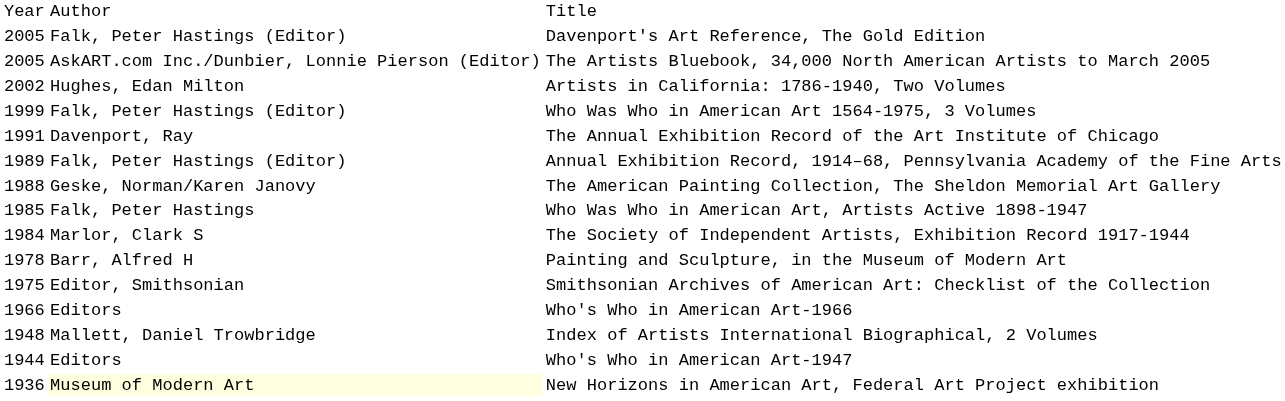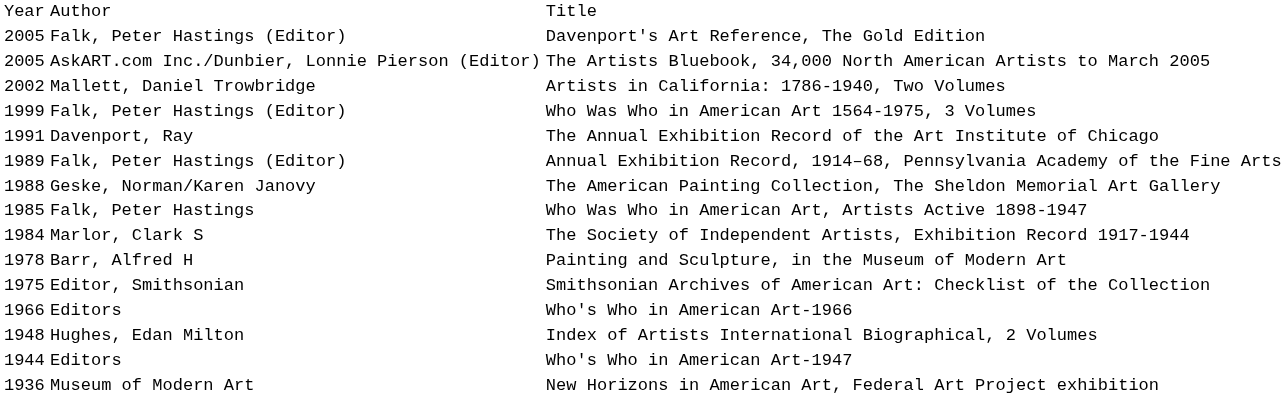(147, 86) Hughes, Edan Milton -> (183, 86) Mallett, Daniel Trowbridge
(183, 335) Mallett, Daniel Trowbridge -> (147, 335) Hughes, Edan Milton
(152, 385) lightyellow background -> (152, 385) no background
